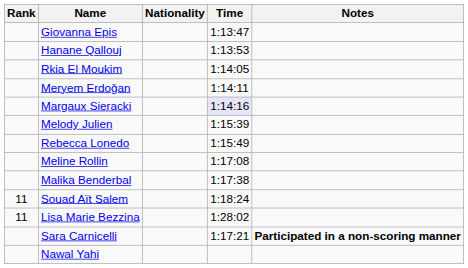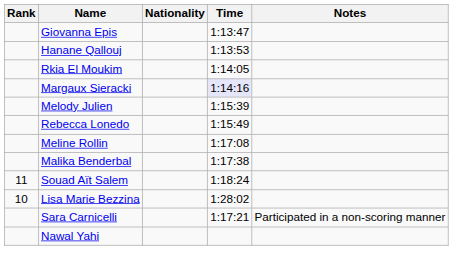- row: (86, 87)
(21, 217) 11 -> (21, 198) 10
(358, 236) bold -> (350, 217) normal
